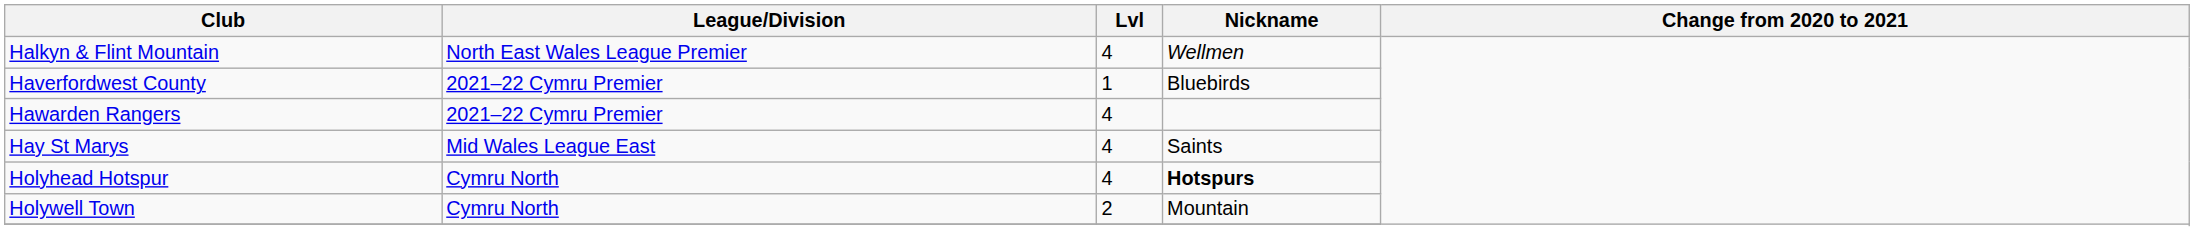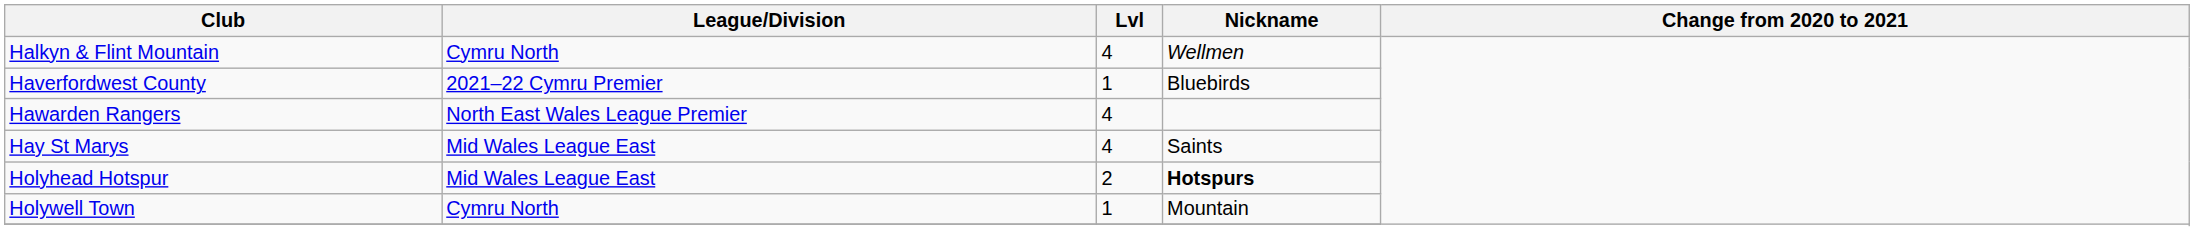(597, 52) North East Wales League Premier -> (503, 52) Cymru North
(554, 115) 2021–22 Cymru Premier -> (597, 115) North East Wales League Premier
(503, 178) Cymru North -> (551, 178) Mid Wales League East
(1107, 178) 4 -> (1107, 178) 2
(1107, 209) 2 -> (1107, 209) 1
